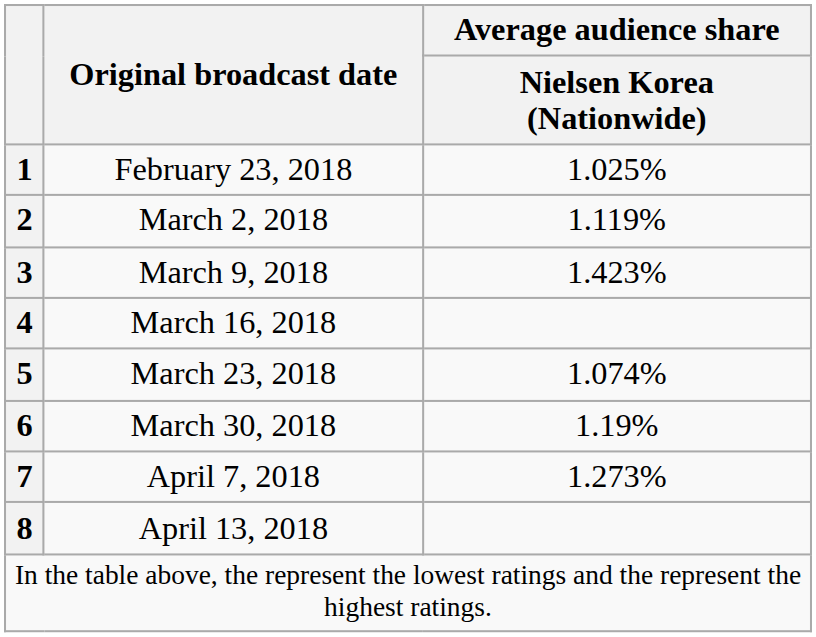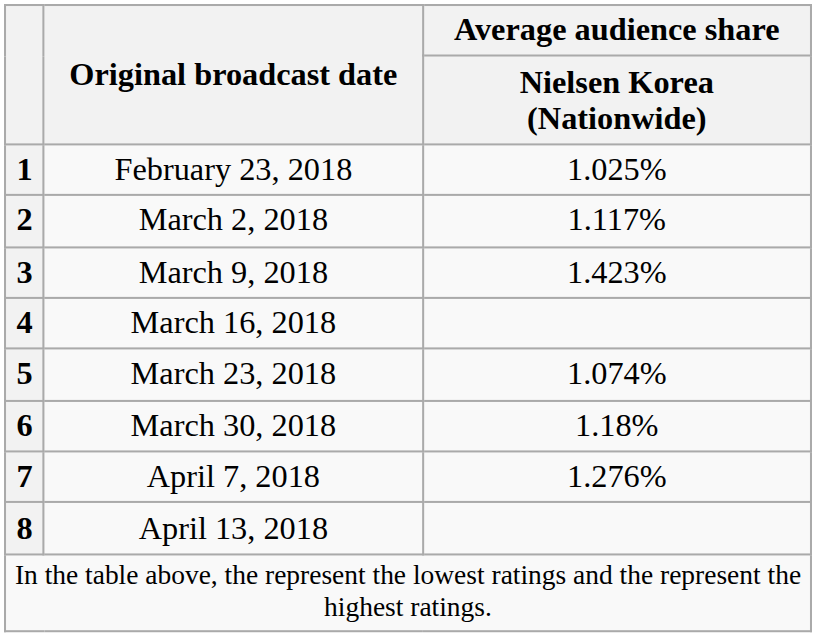(617, 220) 1.119% -> (617, 220) 1.117%
(617, 425) 1.19% -> (617, 425) 1.18%
(617, 476) 1.273% -> (617, 476) 1.276%
